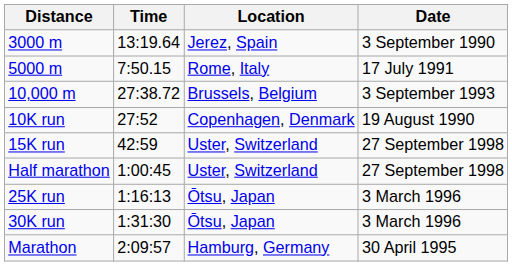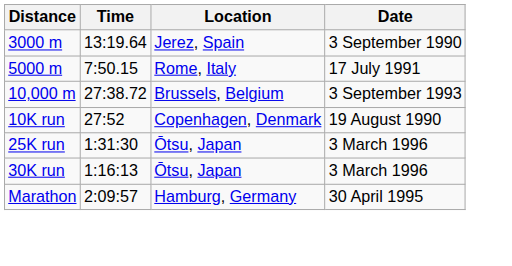- row: (37, 145)
- row: (59, 171)
(144, 196) 1:16:13 -> (111, 145) 1:31:30
(144, 222) 1:31:30 -> (111, 171) 1:16:13
